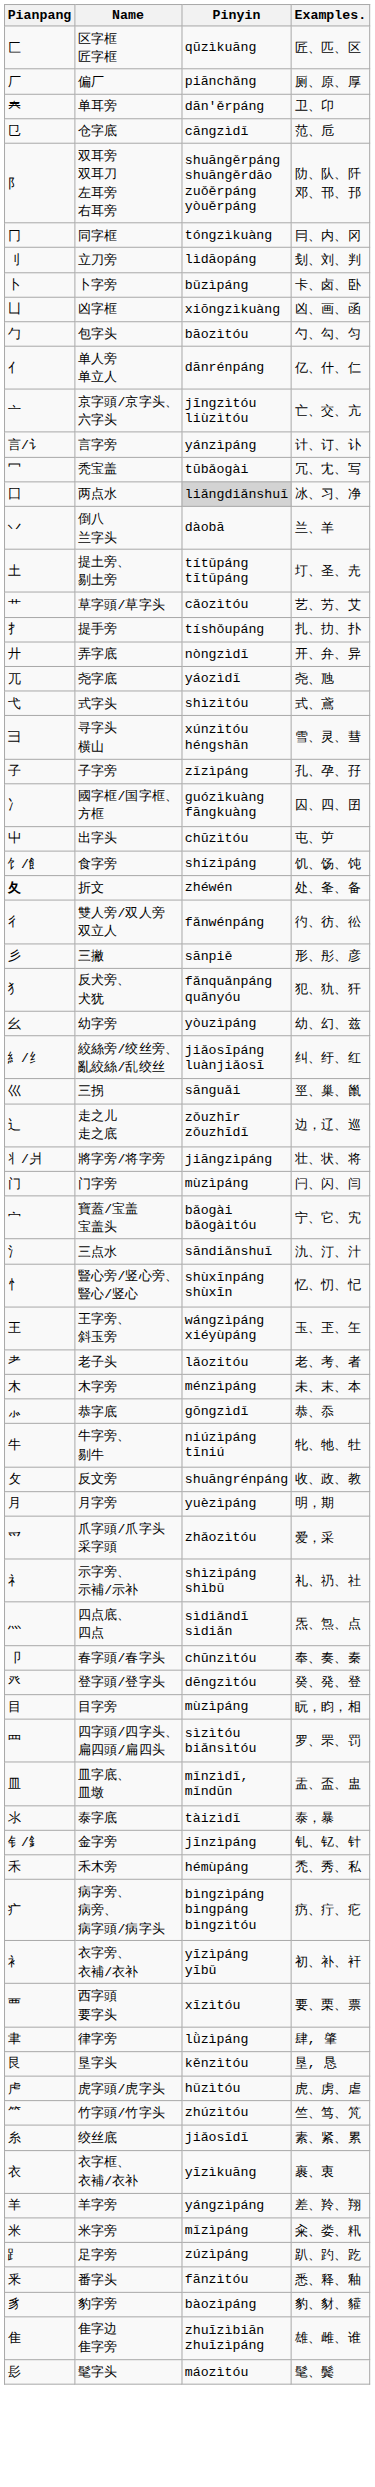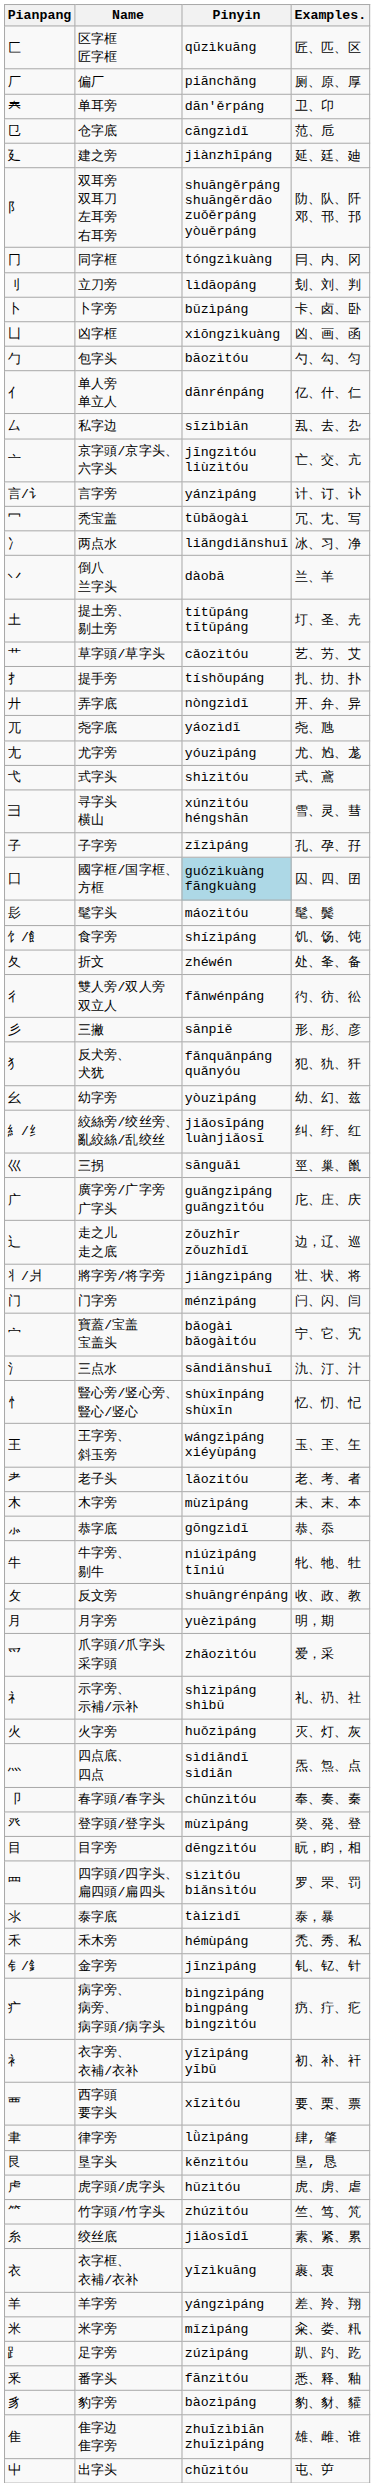+ row: (98, 156)
+ row: (98, 427)
(14, 495) 囗 -> (14, 544) 冫
(236, 494) lightgrey background -> (236, 543) no background
+ row: (98, 753)
(14, 805) 冫 -> (14, 880) 囗
(225, 805) no background -> (225, 879) lightblue background
rows swapped: (98, 839) <-> (98, 2372)
(14, 889) bold -> (14, 963) normal
+ row: (121, 1200)
(217, 1184) mùzìpáng -> (221, 1301) ménzìpáng
(221, 1387) ménzìpáng -> (217, 1504) mùzìpáng
+ row: (98, 1732)
(221, 1682) dēngzìtóu -> (217, 1824) mùzìpáng
(217, 1707) mùzìpáng -> (221, 1849) dēngzìtóu
- row: (104, 1784)
rows swapped: (98, 1843) <-> (98, 1868)
